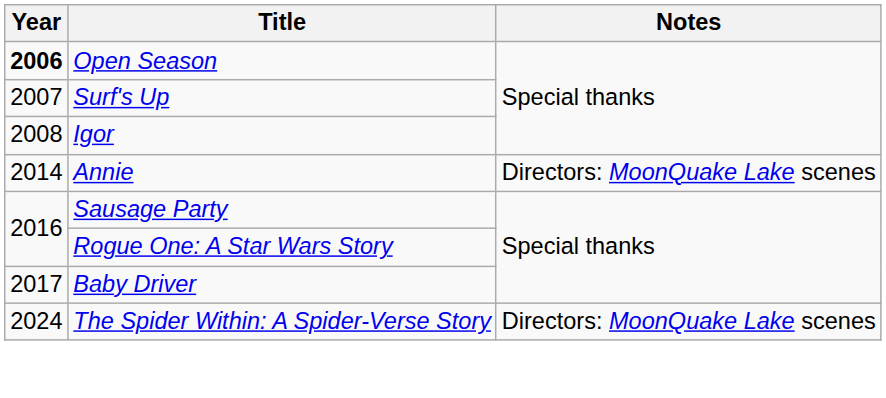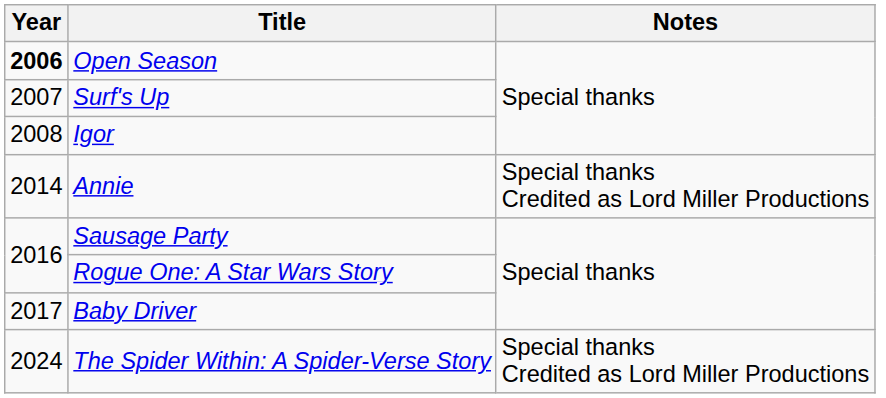(689, 172) Directors: MoonQuake Lake scenes -> (685, 185) Special thanks Credited as Lord Miller Productions
(689, 321) Directors: MoonQuake Lake scenes -> (685, 361) Special thanks Credited as Lord Miller Productions
